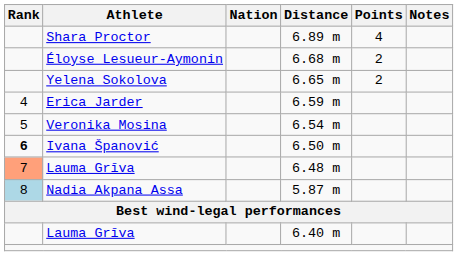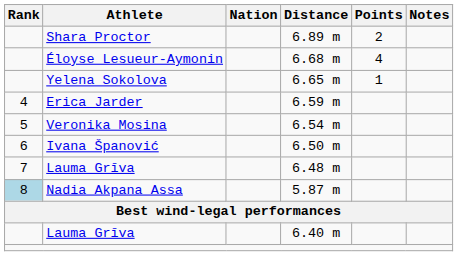(379, 37) 4 -> (379, 37) 2
(379, 59) 2 -> (379, 59) 4
(379, 81) 2 -> (379, 81) 1
(24, 146) bold -> (24, 146) normal
(24, 168) lightsalmon background -> (24, 168) no background
